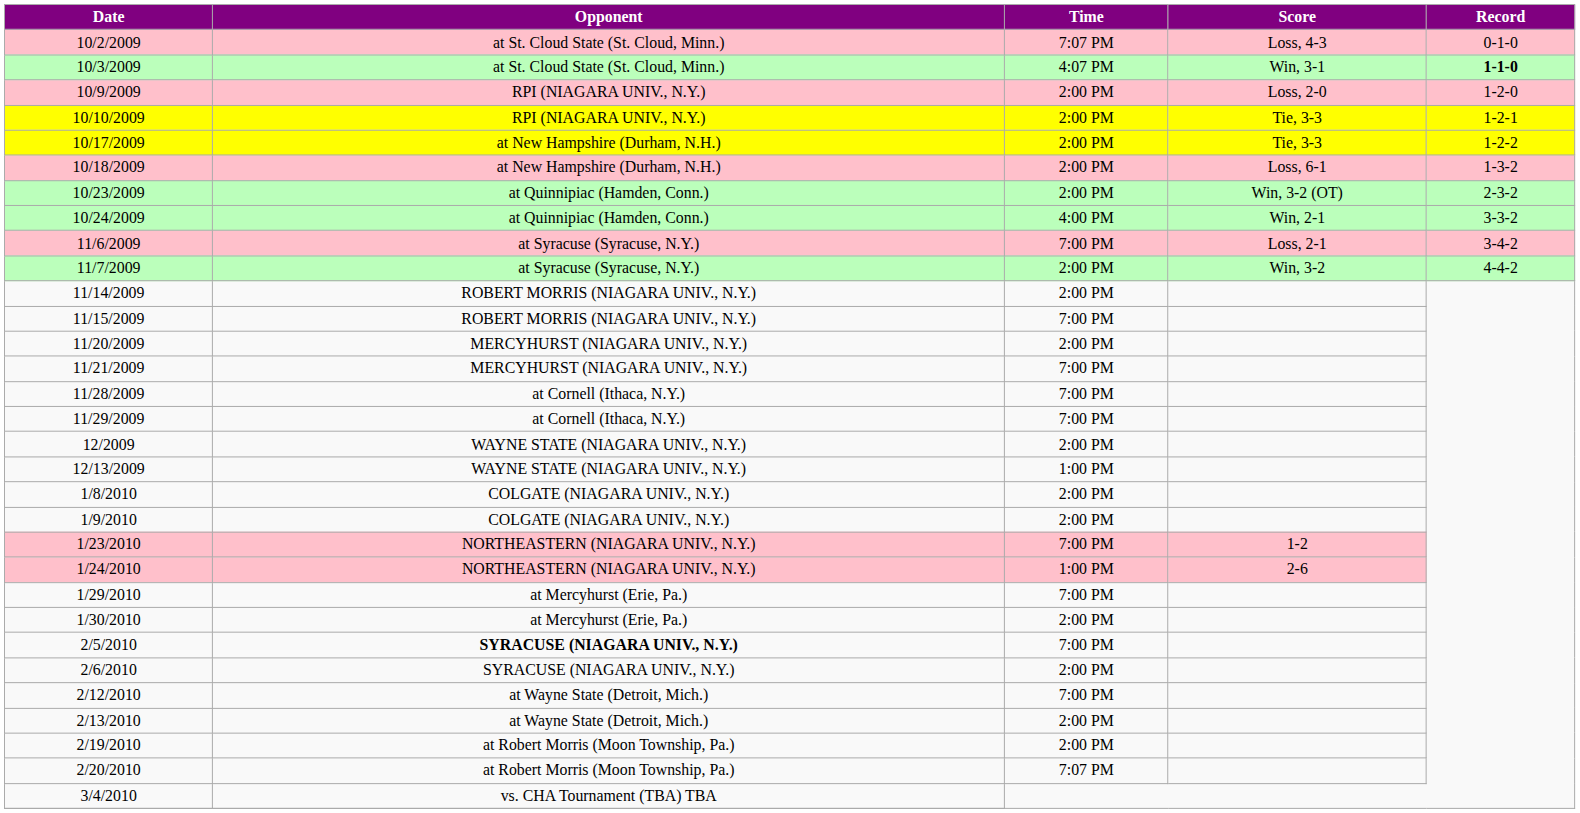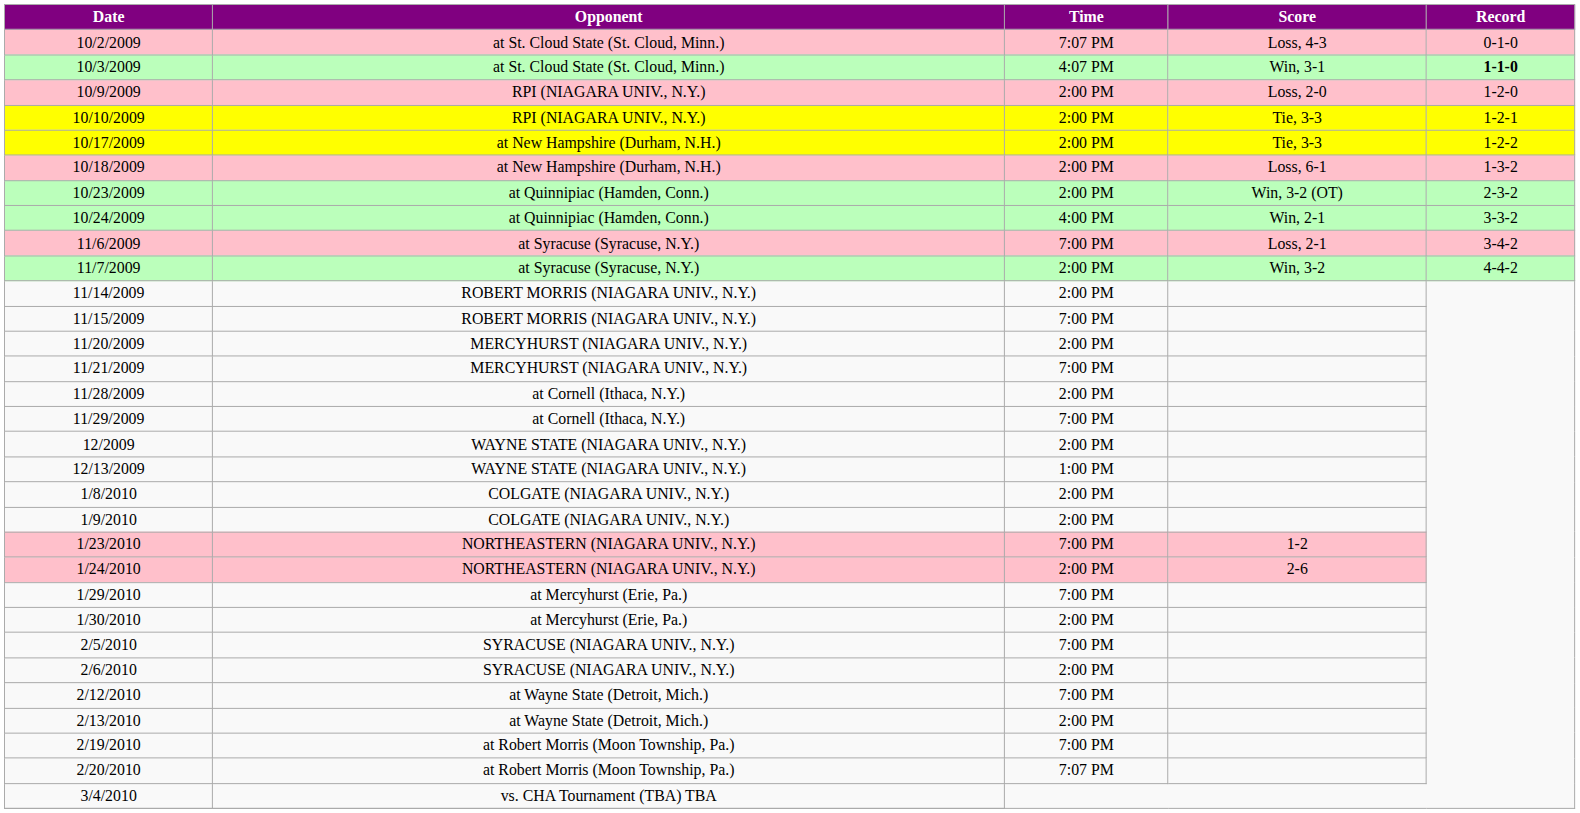(1086, 393) 7:00 PM -> (1086, 393) 2:00 PM
(1086, 569) 1:00 PM -> (1086, 569) 2:00 PM
(609, 645) bold -> (609, 645) normal
(1086, 745) 2:00 PM -> (1086, 745) 7:00 PM
